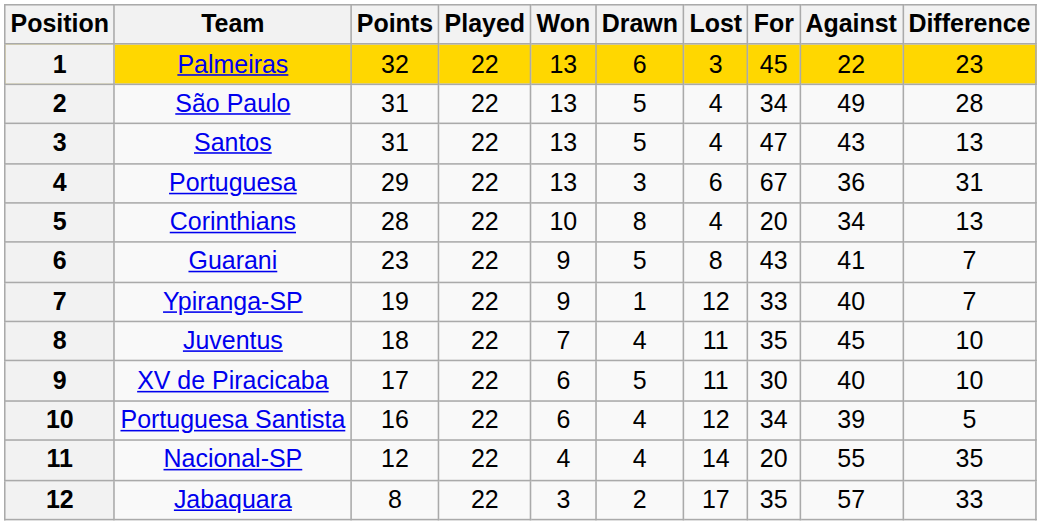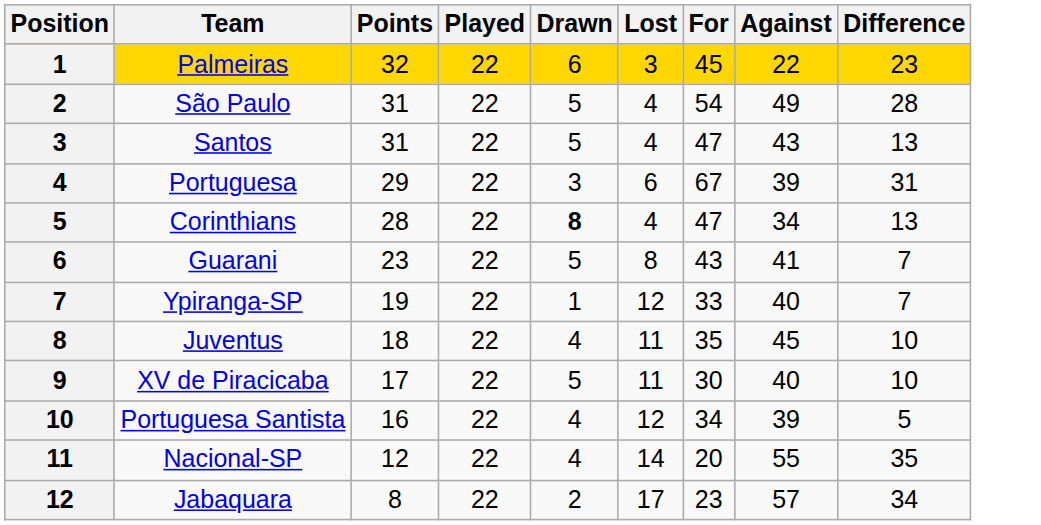- column: (563, 24)
(774, 103) 34 -> (709, 103) 54
(851, 182) 36 -> (786, 182) 39
(640, 222) normal -> (575, 222) bold
(774, 222) 20 -> (709, 222) 47
(774, 499) 35 -> (709, 499) 23
(969, 499) 33 -> (904, 499) 34
